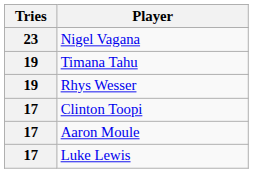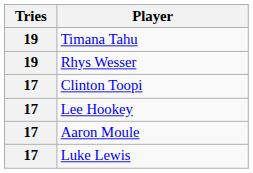- row: (100, 39)
+ row: (97, 109)
